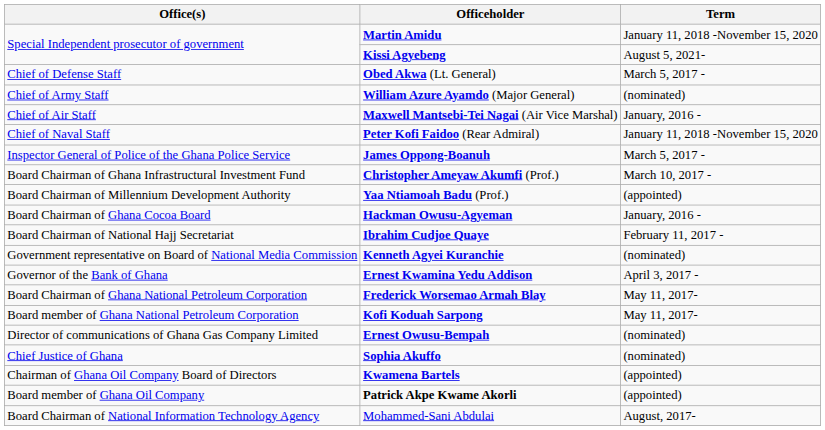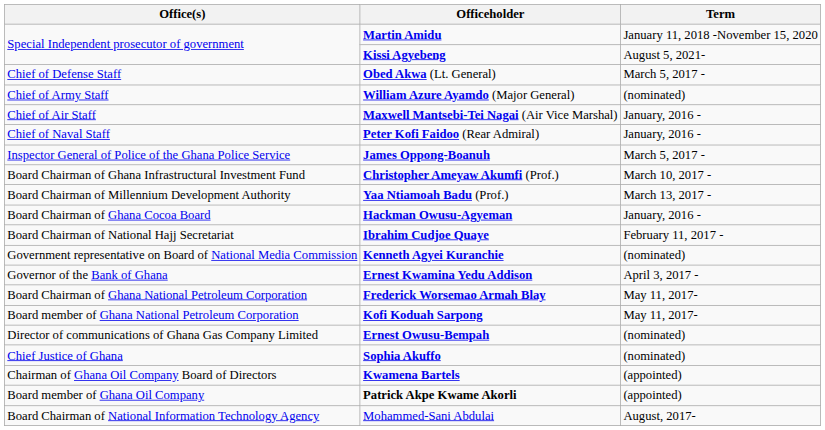(721, 134) January 11, 2018 -November 15, 2020 -> (662, 134) January, 2016 -
(653, 194) (appointed) -> (667, 194) March 13, 2017 -
